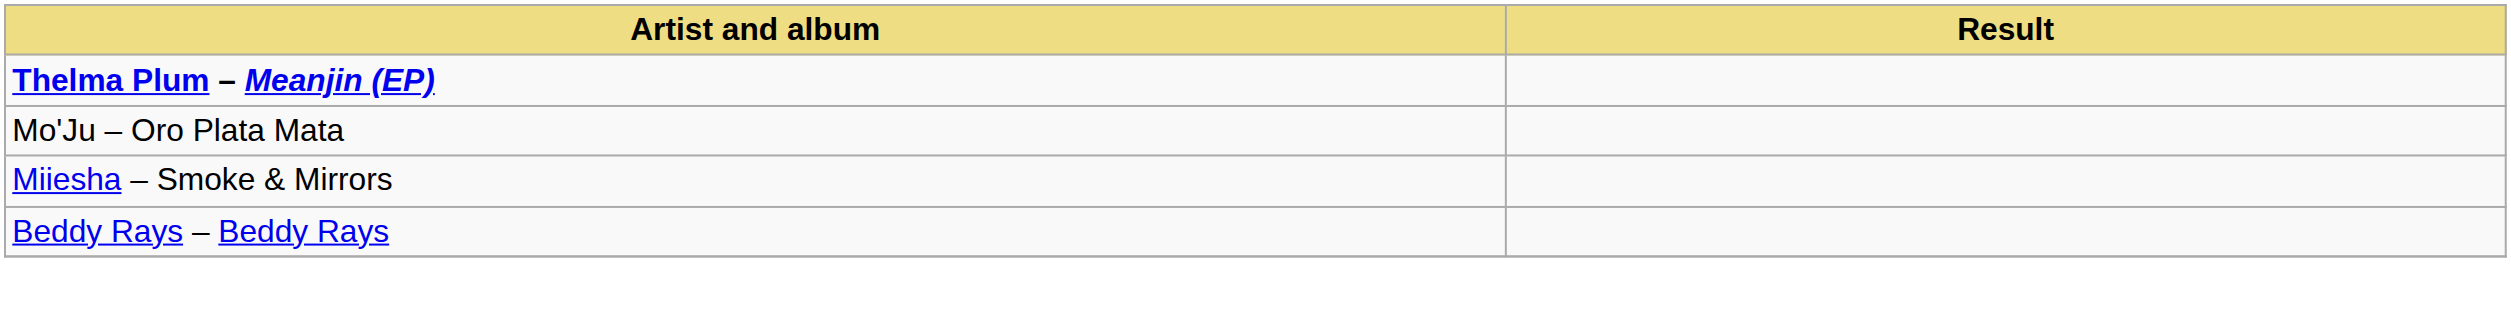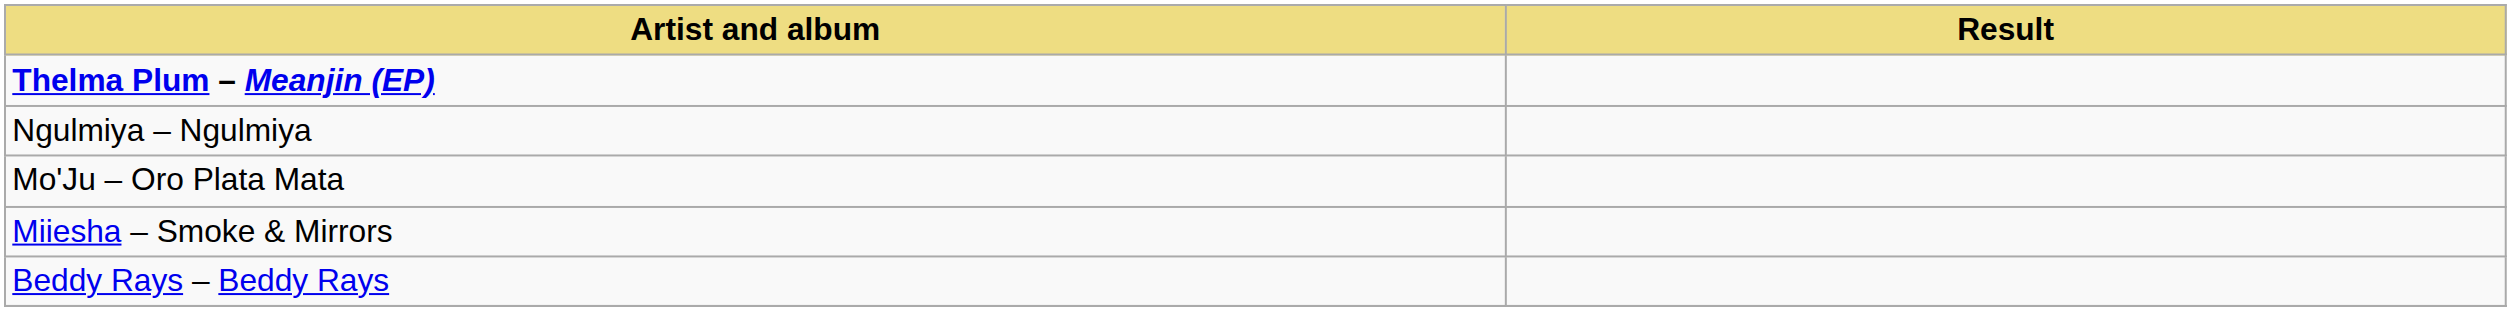+ row: (162, 130)
